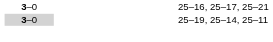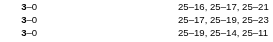+ row: (223, 20)
(29, 20) lightgrey background -> (29, 33) no background
